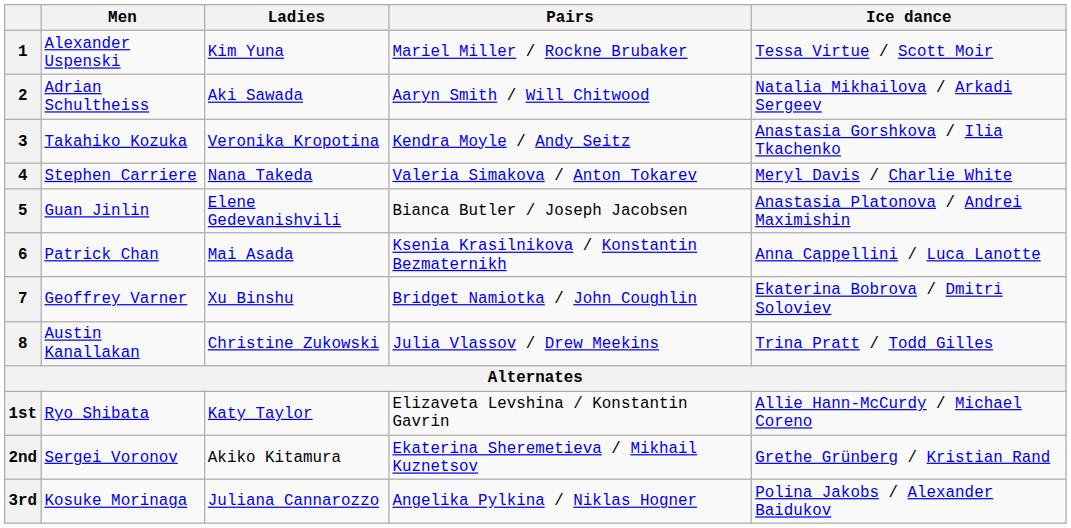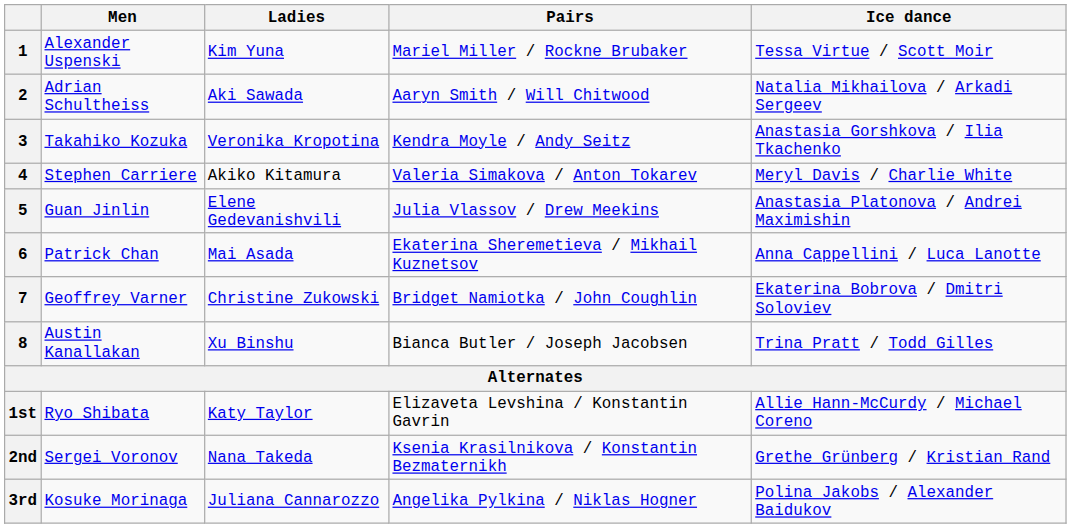(260, 176) Nana Takeda -> (274, 176) Akiko Kitamura
(540, 211) Bianca Butler / Joseph Jacobsen -> (526, 211) Julia Vlassov / Drew Meekins
(545, 255) Ksenia Krasilnikova / Konstantin Bezmaternikh -> (545, 255) Ekaterina Sheremetieva / Mikhail Kuznetsov
(251, 299) Xu Binshu -> (294, 299) Christine Zukowski
(294, 343) Christine Zukowski -> (251, 343) Xu Binshu
(526, 343) Julia Vlassov / Drew Meekins -> (540, 343) Bianca Butler / Joseph Jacobsen
(274, 457) Akiko Kitamura -> (260, 457) Nana Takeda
(545, 457) Ekaterina Sheremetieva / Mikhail Kuznetsov -> (545, 457) Ksenia Krasilnikova / Konstantin Bezmaternikh
